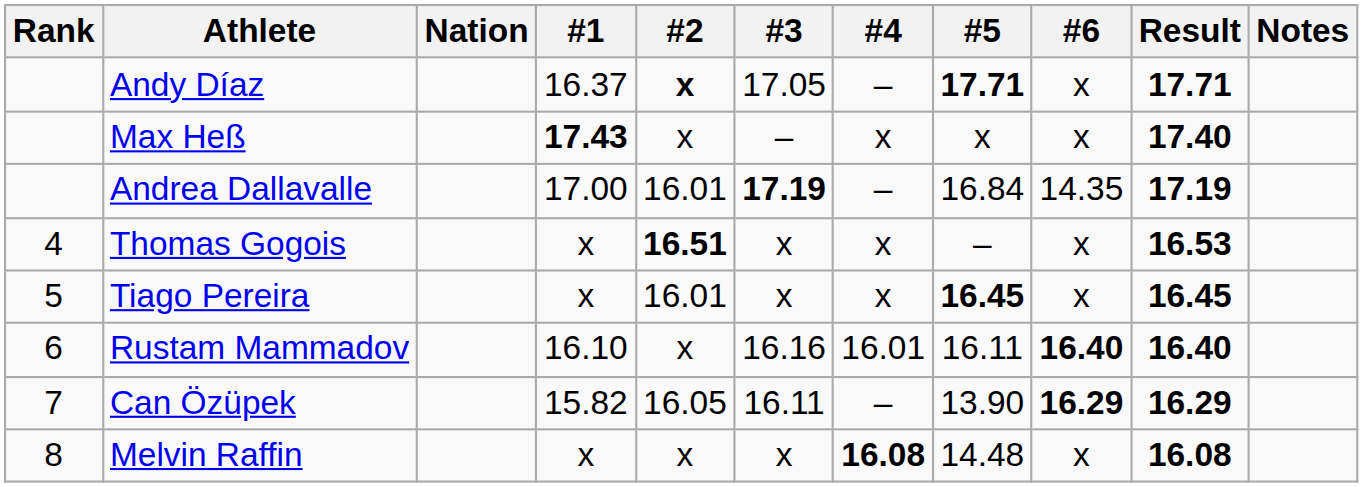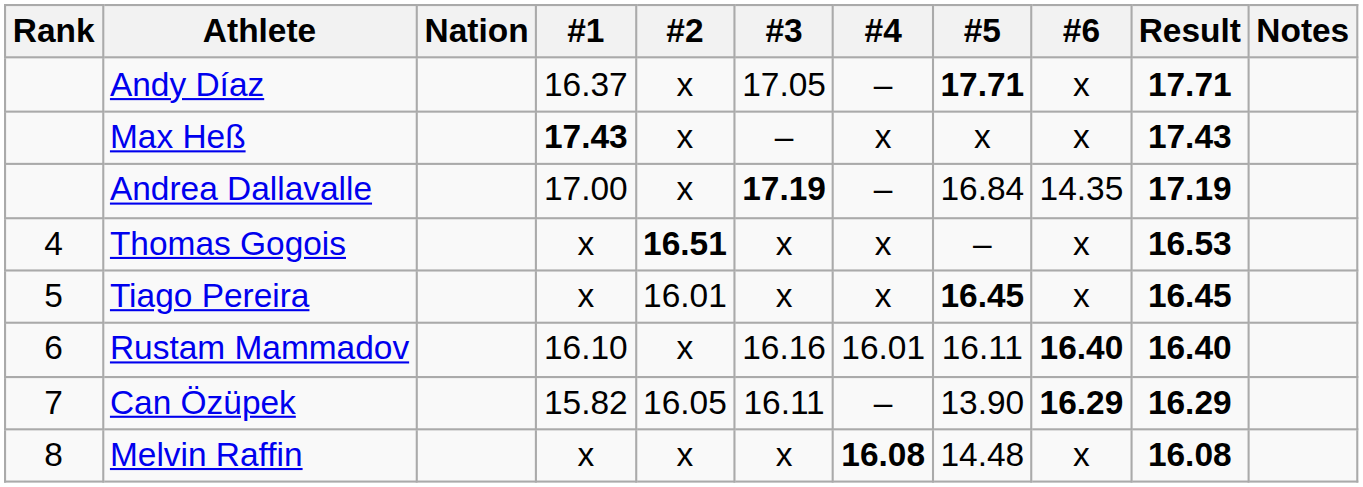(685, 84) bold -> (685, 84) normal
(1190, 137) 17.40 -> (1190, 137) 17.43
(685, 190) 16.01 -> (685, 190) x
